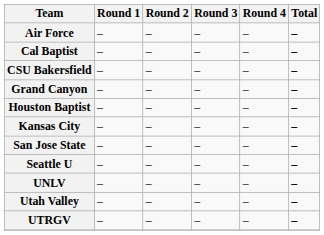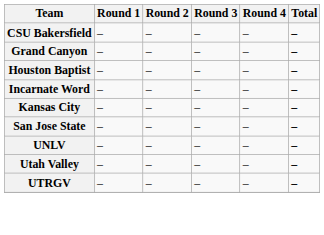- row: (49, 32)
- row: (49, 51)
+ row: (49, 88)
- row: (49, 164)
